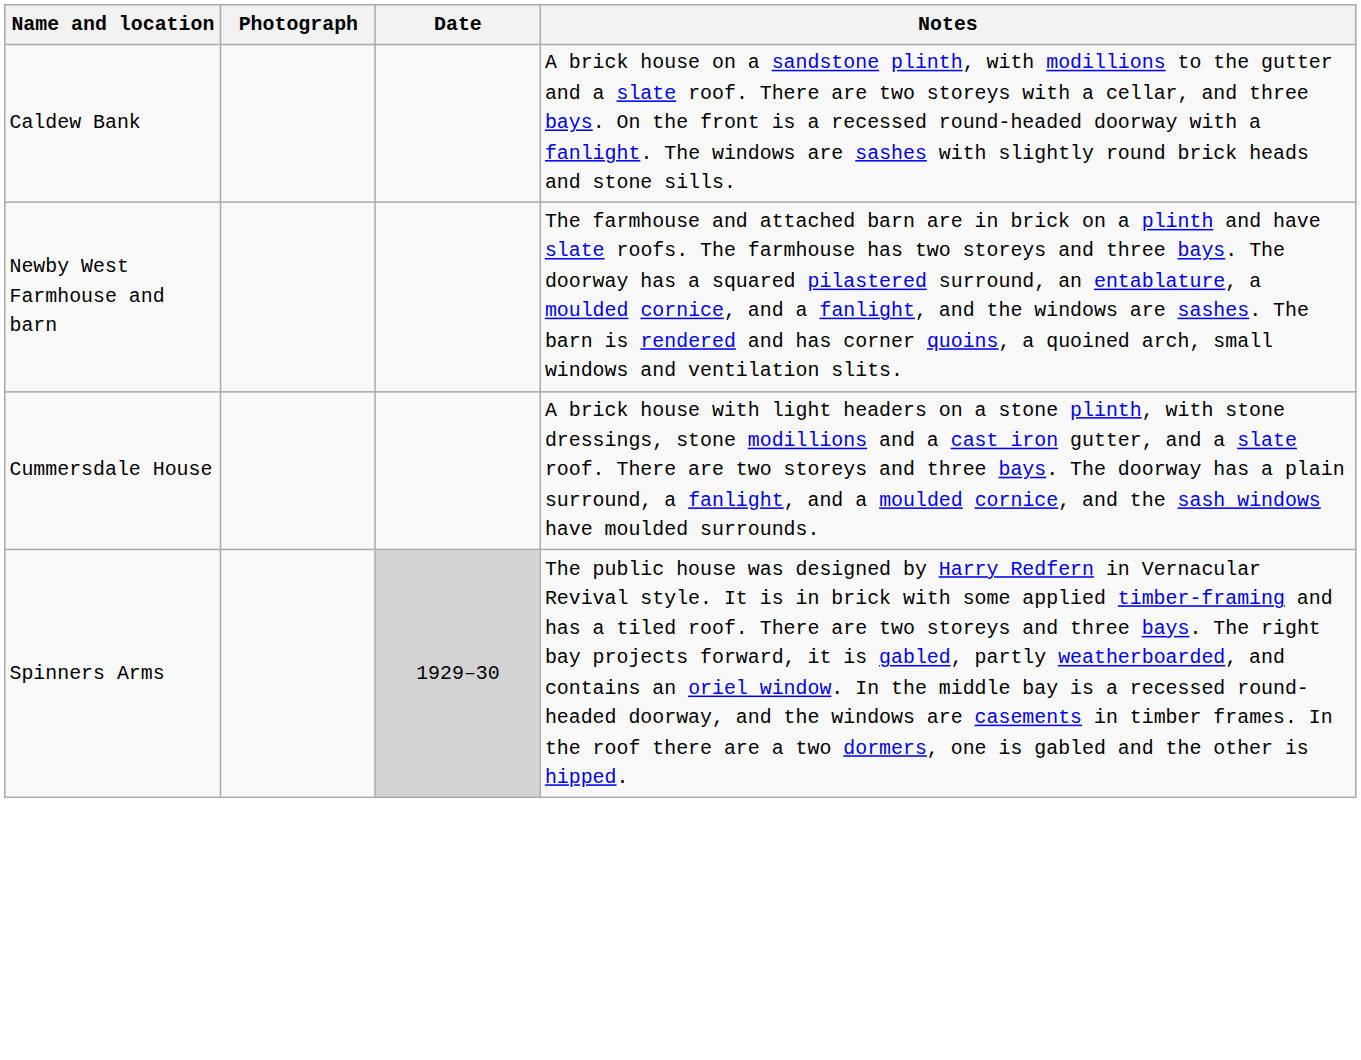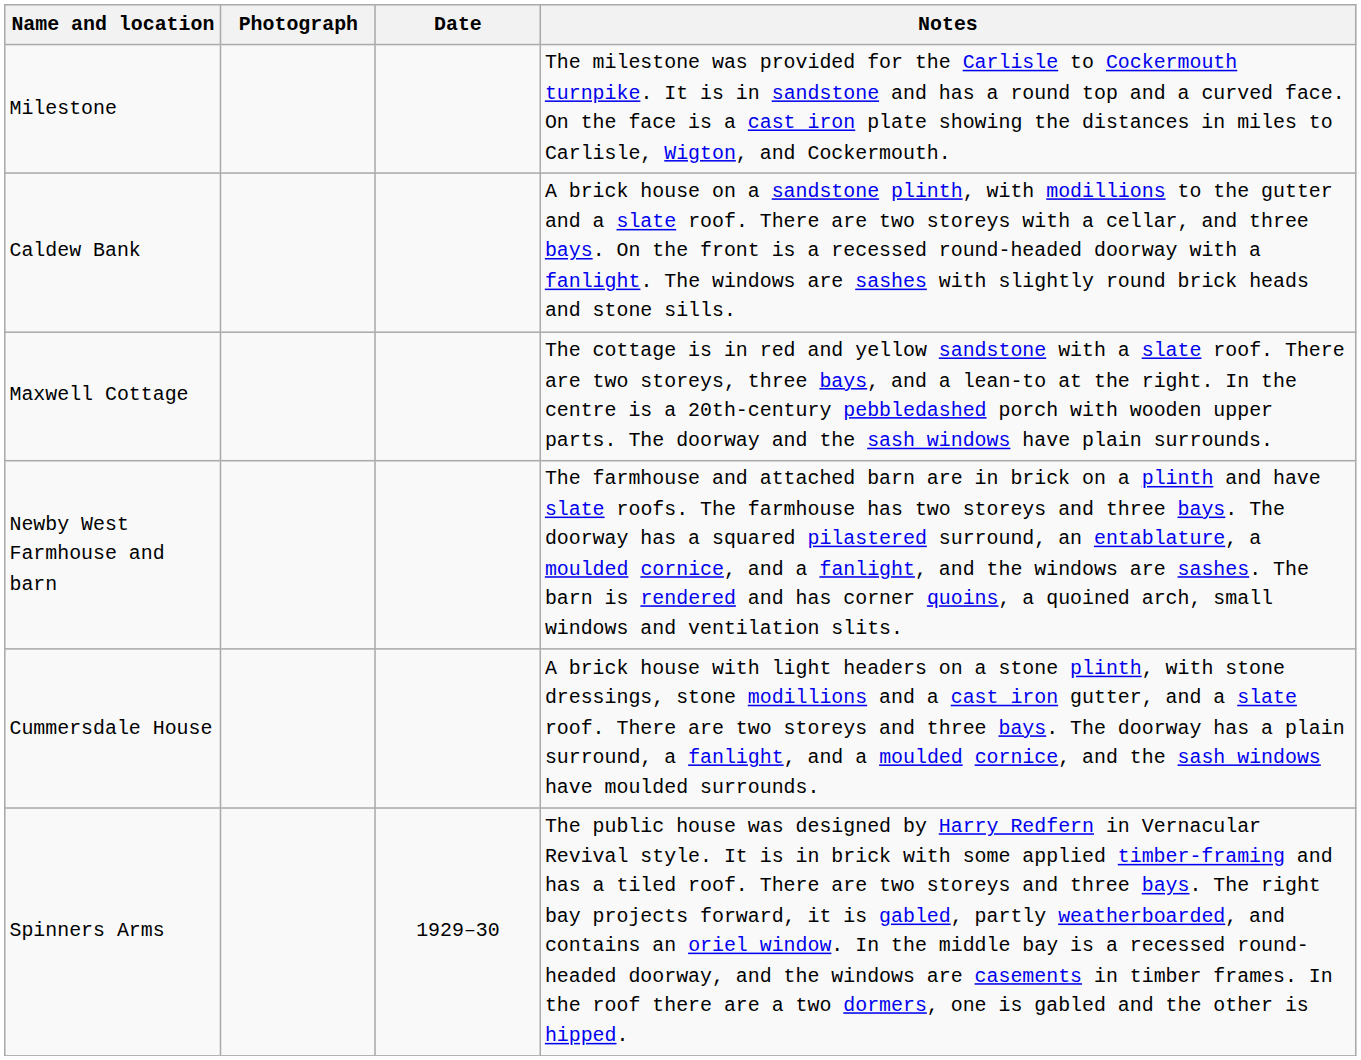+ row: (63, 108)
+ row: (99, 396)
(458, 674) lightgrey background -> (458, 931) no background
